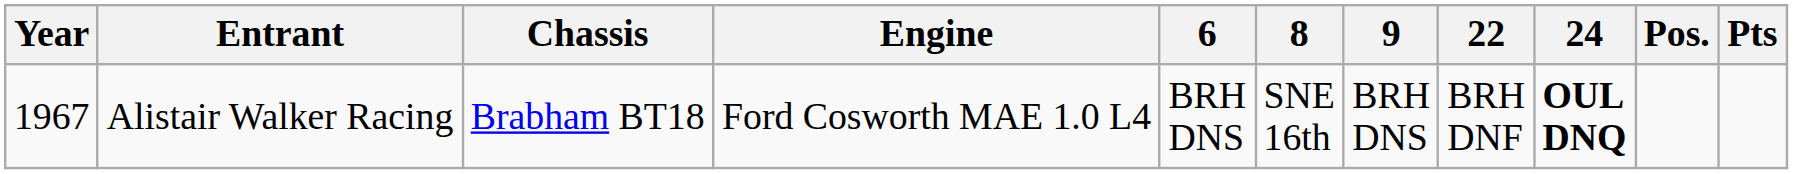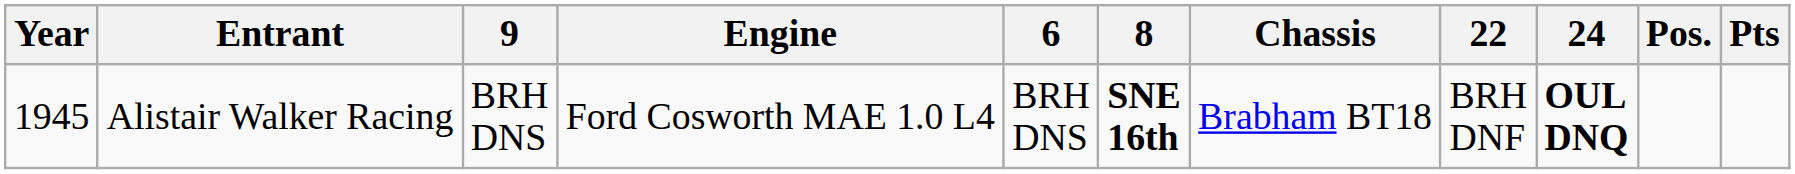columns swapped: (588, 34) <-> (1391, 34)
(52, 115) 1967 -> (52, 115) 1945
(1299, 115) normal -> (1144, 115) bold
